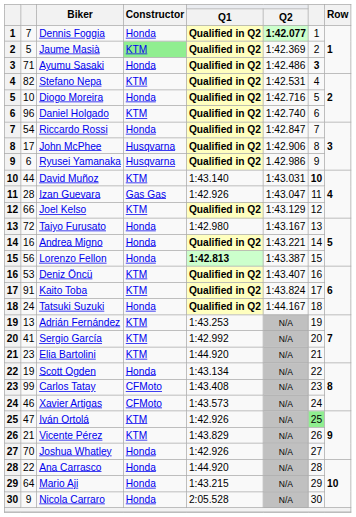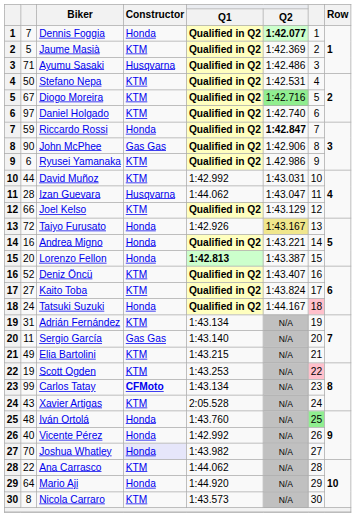(137, 49) lightgreen background -> (137, 49) no background
(141, 65) Honda -> (150, 65) Husqvarna
(316, 65) bold -> (316, 65) normal
(29, 81) 82 -> (29, 81) 50
(29, 97) 10 -> (29, 97) 67
(141, 97) Honda -> (137, 97) KTM
(286, 97) no background -> (286, 97) lightgreen background
(29, 113) 96 -> (29, 113) 97
(29, 129) 54 -> (29, 129) 59
(286, 129) normal -> (286, 129) bold
(29, 145) 17 -> (29, 145) 90
(150, 145) Husqvarna -> (146, 145) Gas Gas
(150, 162) Husqvarna -> (137, 162) KTM
(209, 178) 1:43.140 -> (209, 178) 1:42.992
(316, 178) bold -> (316, 178) normal
(146, 194) Gas Gas -> (150, 194) Husqvarna
(209, 194) 1:42.926 -> (209, 194) 1:44.062
(209, 226) 1:42.980 -> (209, 226) 1:42.926
(286, 226) no background -> (286, 226) khaki background
(29, 258) 56 -> (29, 258) 20
(29, 274) 53 -> (29, 274) 52
(29, 290) 91 -> (29, 290) 27
(316, 306) no background -> (316, 306) pink background
(29, 322) 13 -> (29, 322) 31
(209, 322) 1:43.253 -> (209, 322) 1:43.134
(29, 338) 41 -> (29, 338) 11
(137, 338) KTM -> (146, 338) Gas Gas
(209, 338) 1:42.992 -> (209, 338) 1:43.140
(29, 354) 23 -> (29, 354) 49
(209, 354) 1:44.920 -> (209, 354) 1:43.215
(141, 371) Honda -> (137, 371) KTM
(209, 371) 1:43.134 -> (209, 371) 1:43.253
(316, 371) no background -> (316, 371) pink background
(144, 387) normal -> (145, 387) bold
(209, 387) 1:43.408 -> (209, 387) 1:43.134
(29, 403) 46 -> (29, 403) 43
(144, 403) CFMoto -> (137, 403) KTM
(209, 403) 1:43.573 -> (209, 403) 2:05.528
(29, 419) 47 -> (29, 419) 48
(137, 419) KTM -> (141, 419) Honda
(209, 419) 1:42.926 -> (209, 419) 1:43.760
(29, 435) 21 -> (29, 435) 40
(137, 435) KTM -> (141, 435) Honda
(209, 435) 1:43.829 -> (209, 435) 1:42.992
(141, 451) no background -> (141, 451) lavender background
(209, 451) 1:42.926 -> (209, 451) 1:43.982
(141, 467) Honda -> (137, 467) KTM
(209, 467) 1:44.920 -> (209, 467) 1:44.062
(209, 483) 1:43.215 -> (209, 483) 1:44.920
(29, 499) 9 -> (29, 499) 8
(141, 499) Honda -> (137, 499) KTM
(209, 499) 2:05.528 -> (209, 499) 1:43.573
